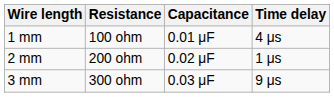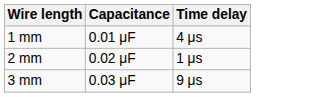- column: (125, 15)
